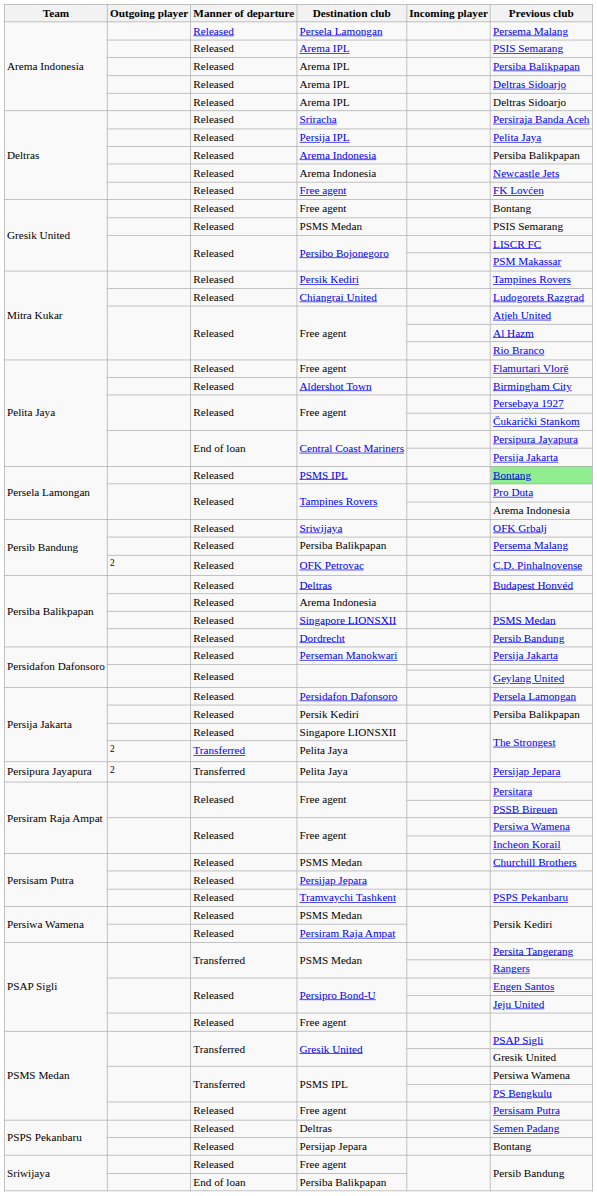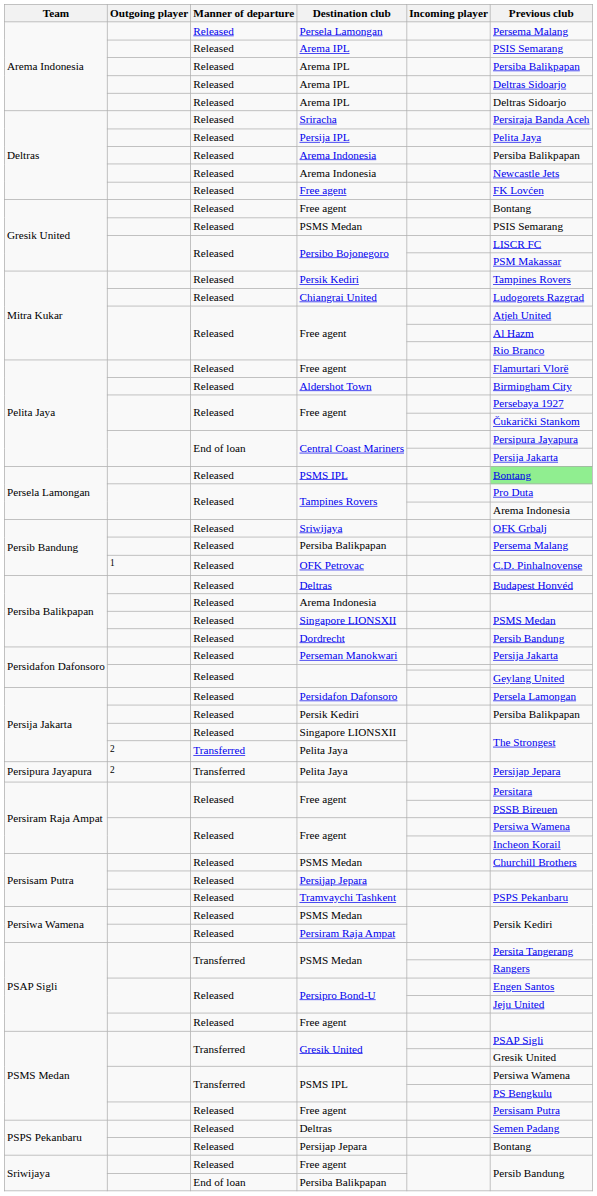(112, 563) 2 -> (112, 563) 1
